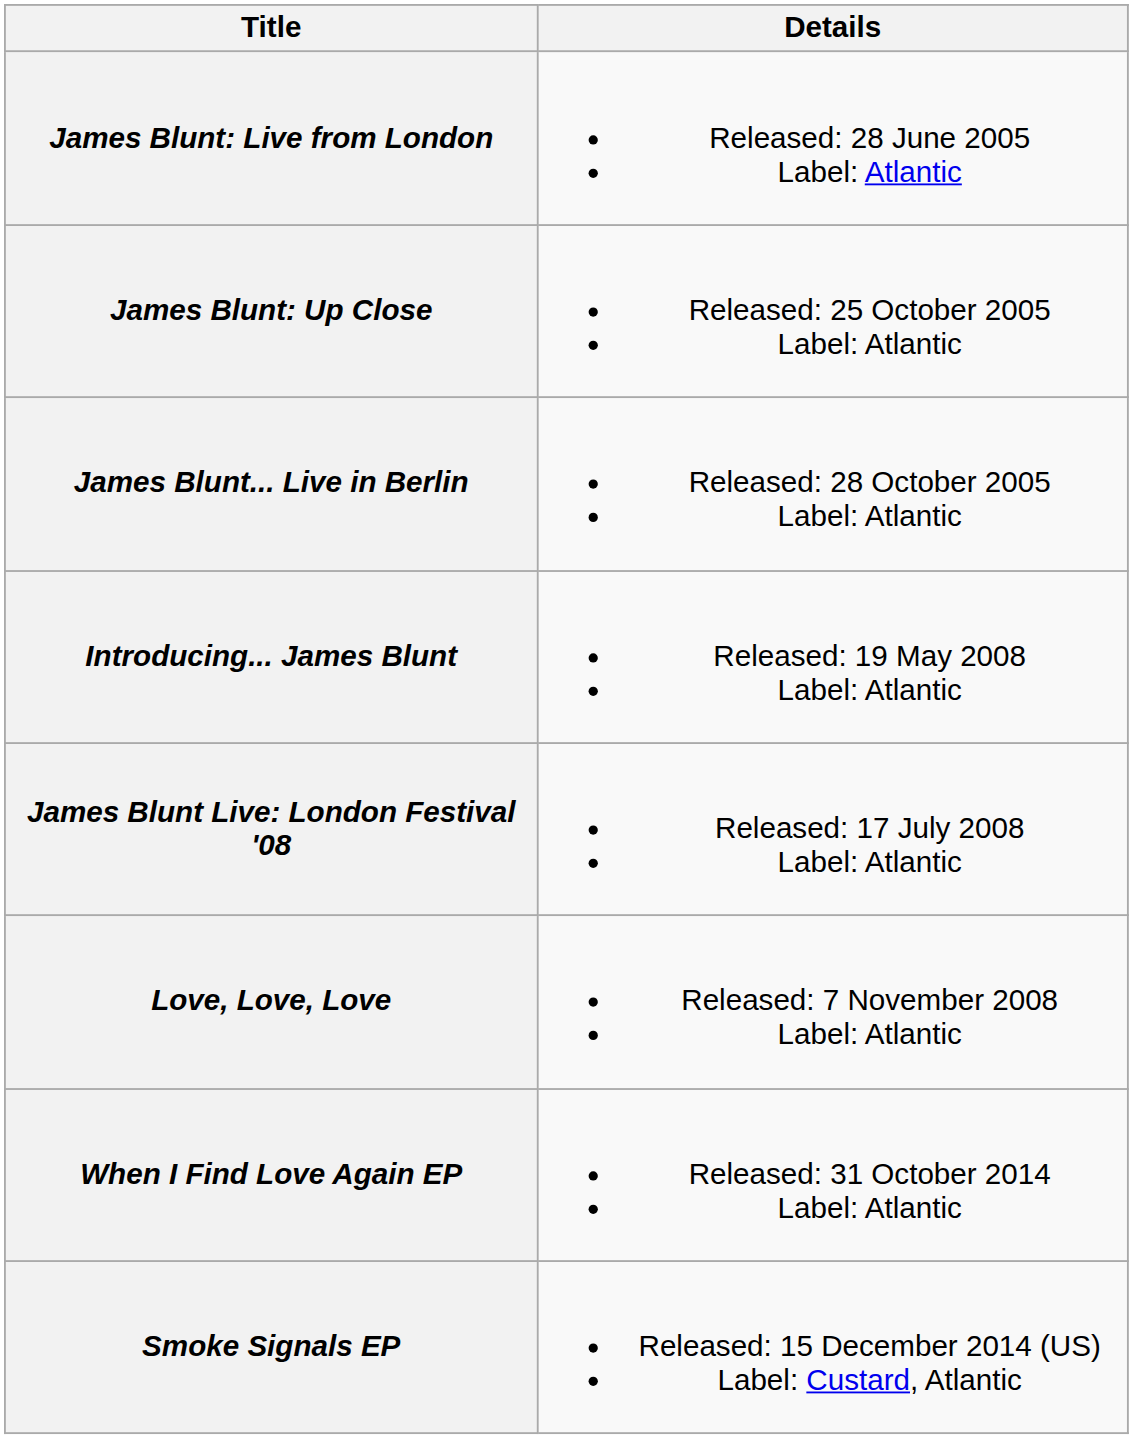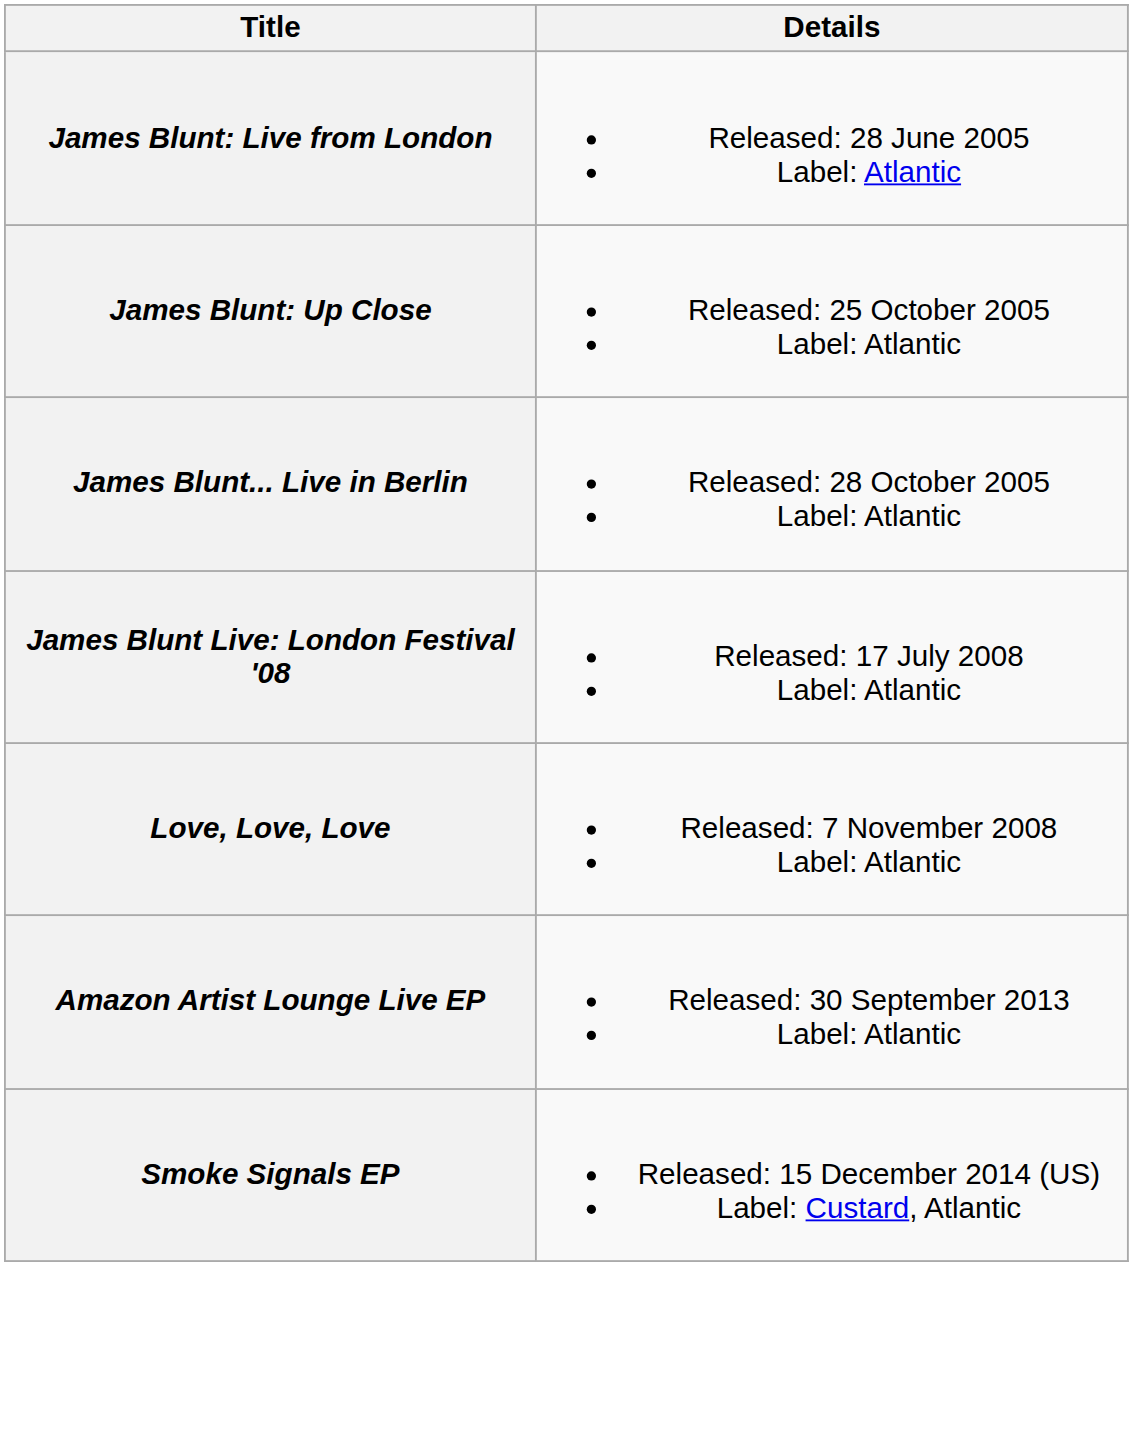- row: (271, 656)
+ row: (270, 1001)
- row: (271, 1174)
